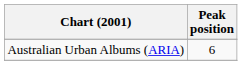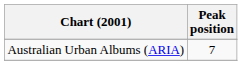(212, 49) 6 -> (212, 49) 7
